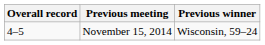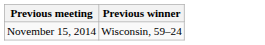- column: (42, 13)
